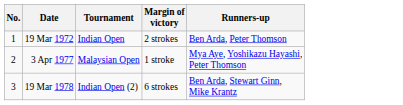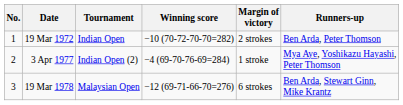+ column: (189, 18)
(109, 60) Malaysian Open -> (108, 60) Indian Open (2)
(108, 86) Indian Open (2) -> (109, 86) Malaysian Open
